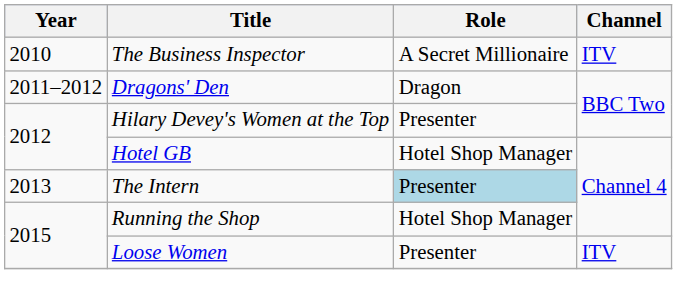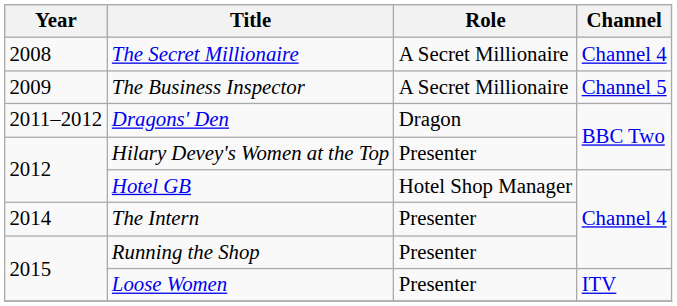+ row: (205, 53)
(30, 53) 2010 -> (30, 86) 2009
(599, 53) ITV -> (624, 86) Channel 5
(30, 185) 2013 -> (30, 218) 2014
(437, 185) lightblue background -> (437, 218) no background
(485, 218) Hotel Shop Manager -> (437, 251) Presenter
